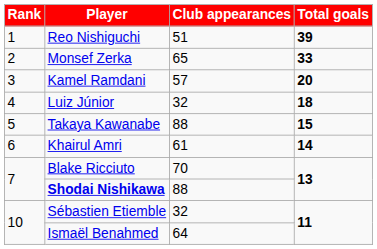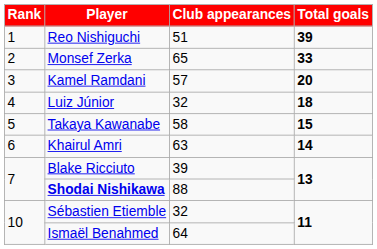(180, 124) 88 -> (180, 124) 58
(180, 146) 61 -> (180, 146) 63
(180, 168) 70 -> (180, 168) 39
